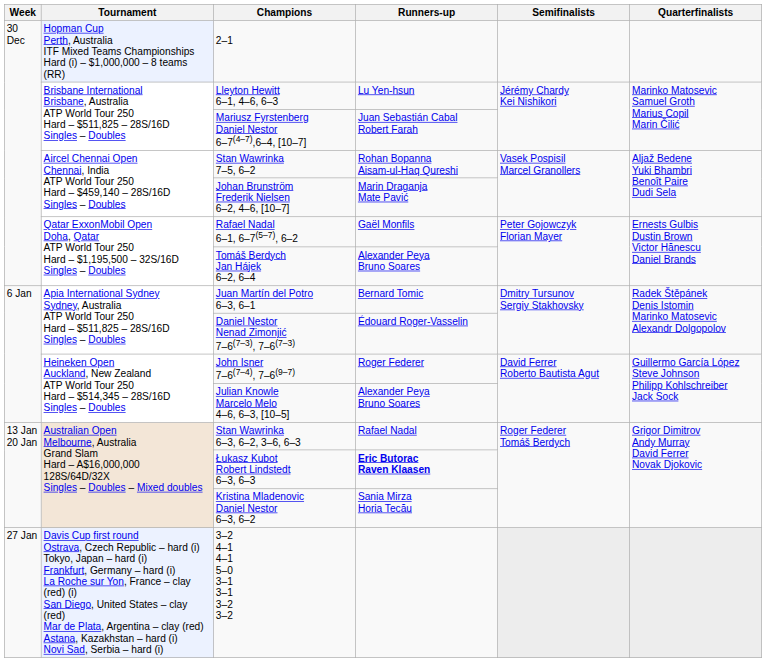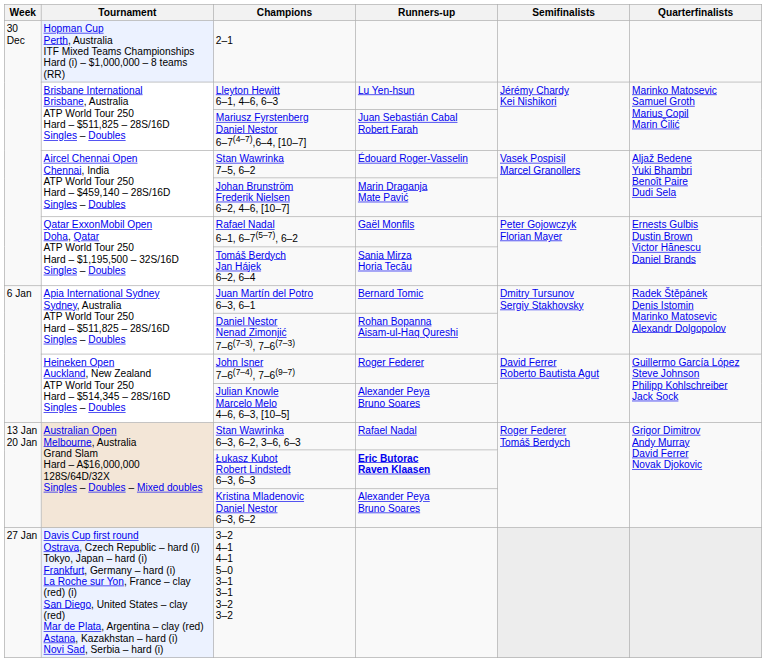(408, 165) Rohan Bopanna Aisam-ul-Haq Qureshi -> (413, 159) Édouard Roger-Vasselin
(394, 261) Alexander Peya Bruno Soares -> (385, 261) Sania Mirza Horia Tecău
(413, 321) Édouard Roger-Vasselin -> (408, 327) Rohan Bopanna Aisam-ul-Haq Qureshi
(385, 503) Sania Mirza Horia Tecău -> (394, 503) Alexander Peya Bruno Soares
